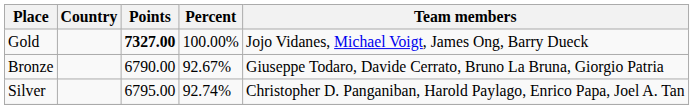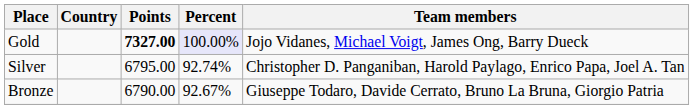(211, 41) no background -> (211, 41) lavender background
rows swapped: (27, 91) <-> (31, 66)
